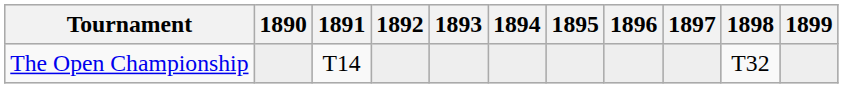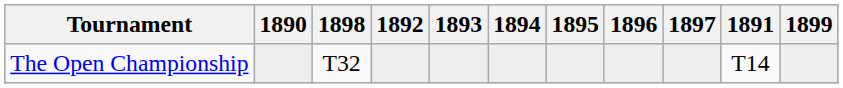columns swapped: (342, 24) <-> (750, 24)
